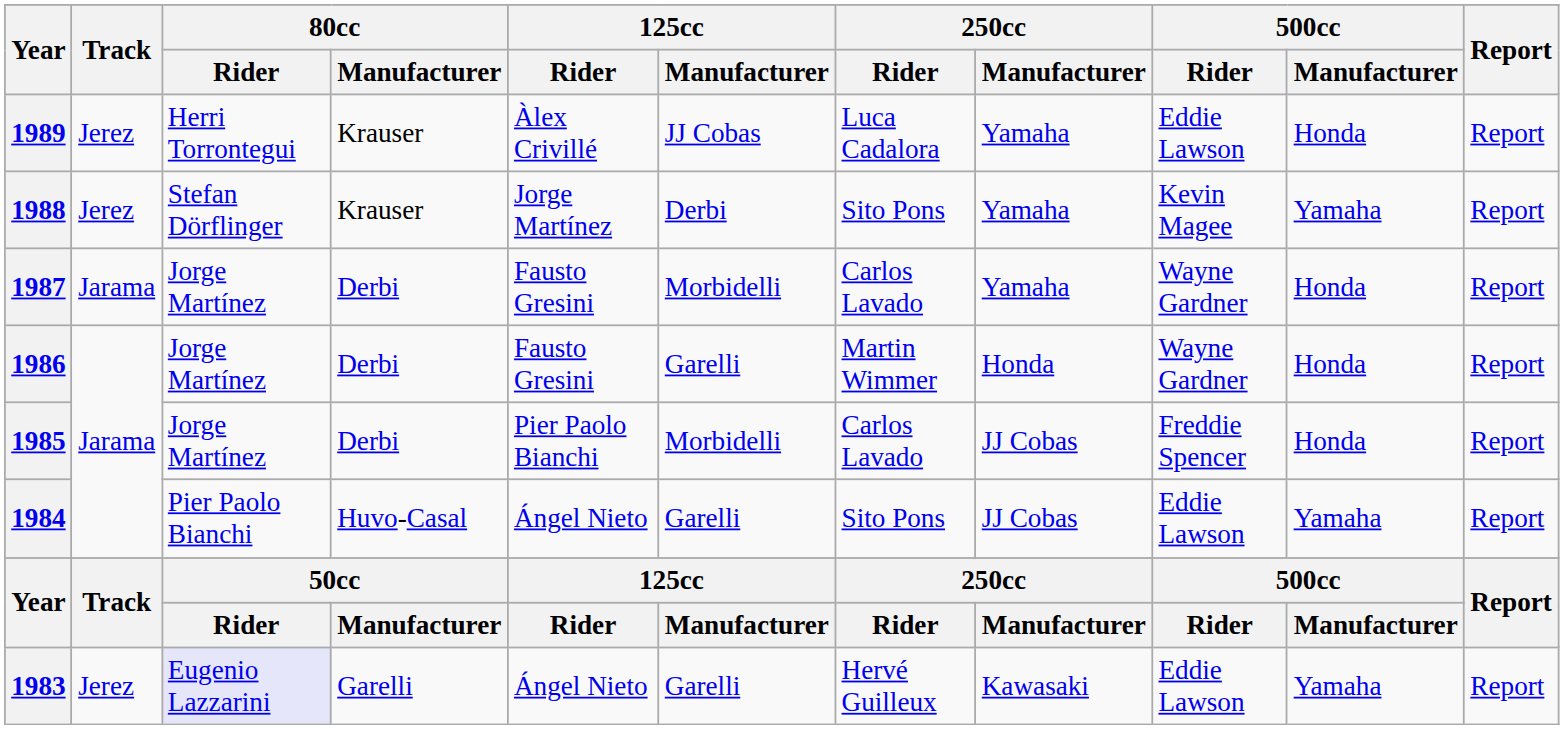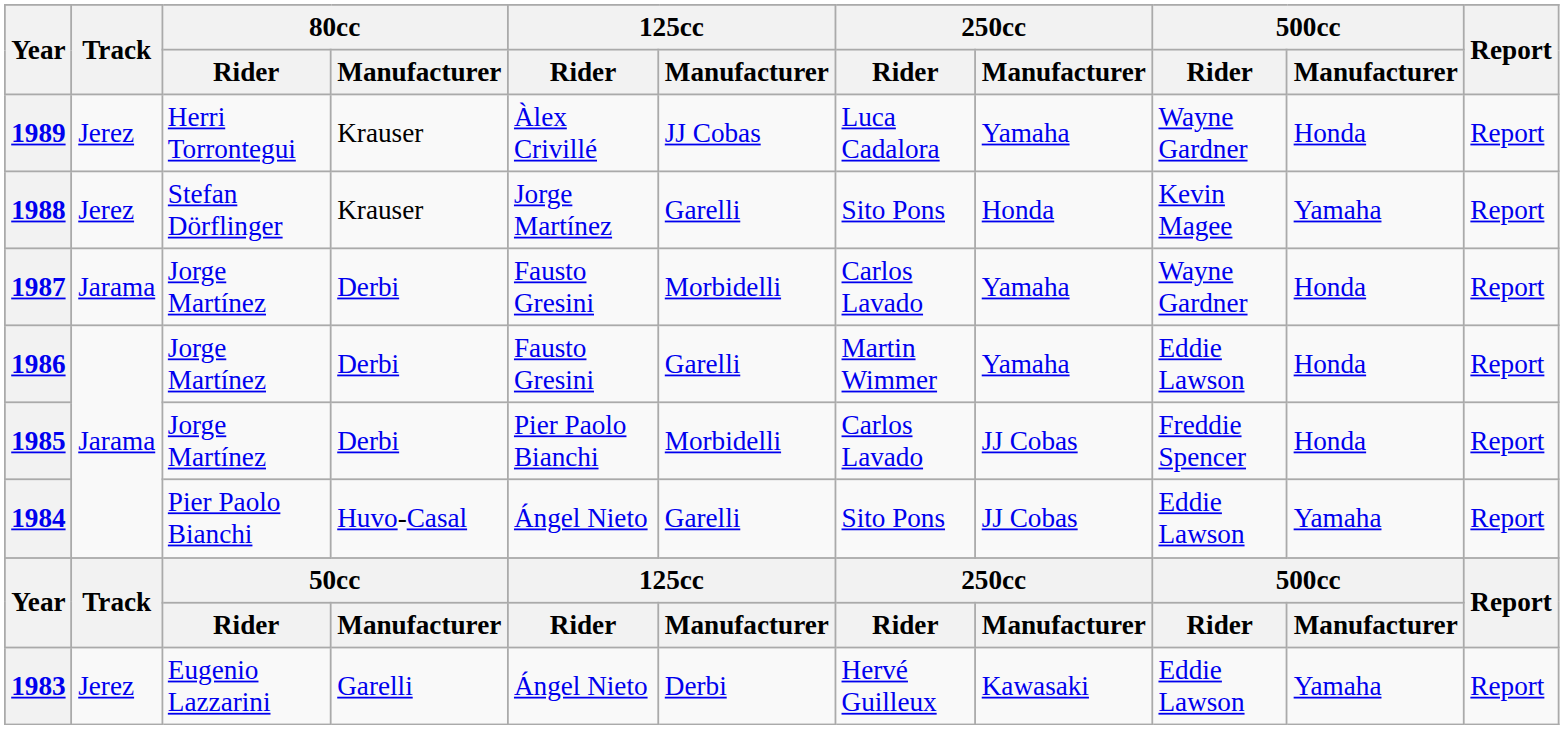(1202, 132) Eddie Lawson -> (1203, 132) Wayne Gardner
(696, 210) Derbi -> (703, 210) Garelli
(1026, 210) Yamaha -> (1018, 210) Honda
(1018, 364) Honda -> (1026, 364) Yamaha
(1203, 364) Wayne Gardner -> (1202, 364) Eddie Lawson
(219, 685) lavender background -> (219, 685) no background
(703, 685) Garelli -> (696, 685) Derbi
